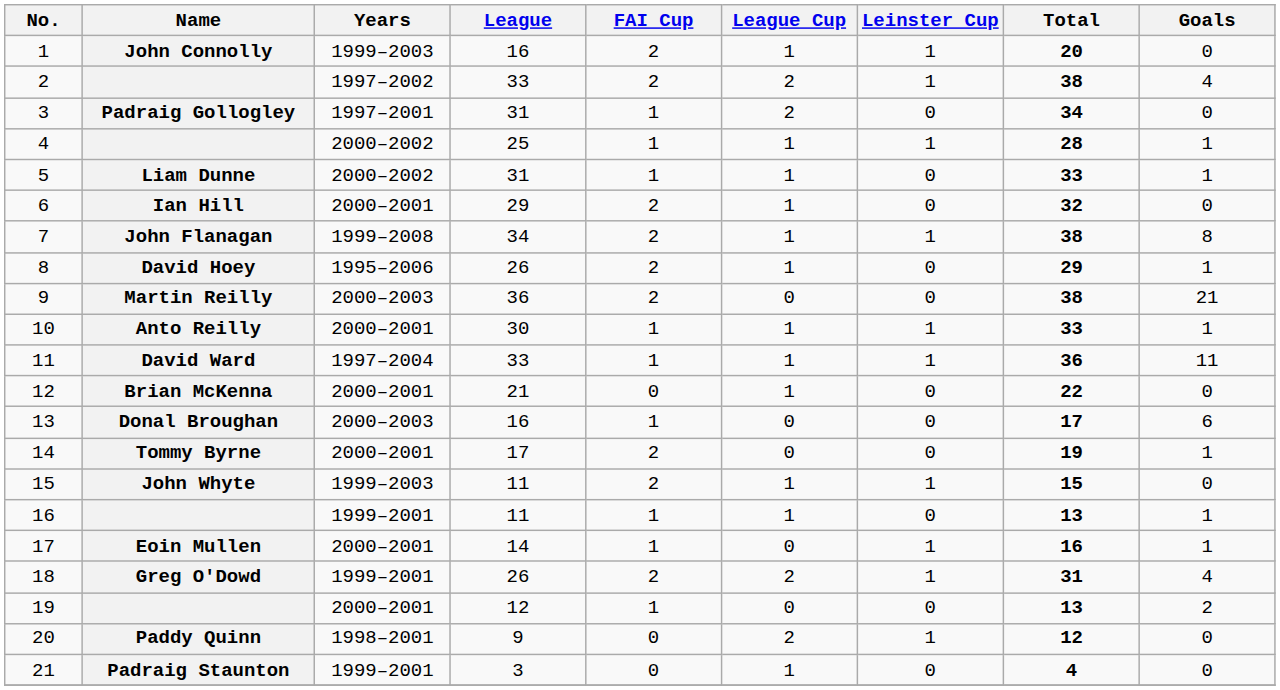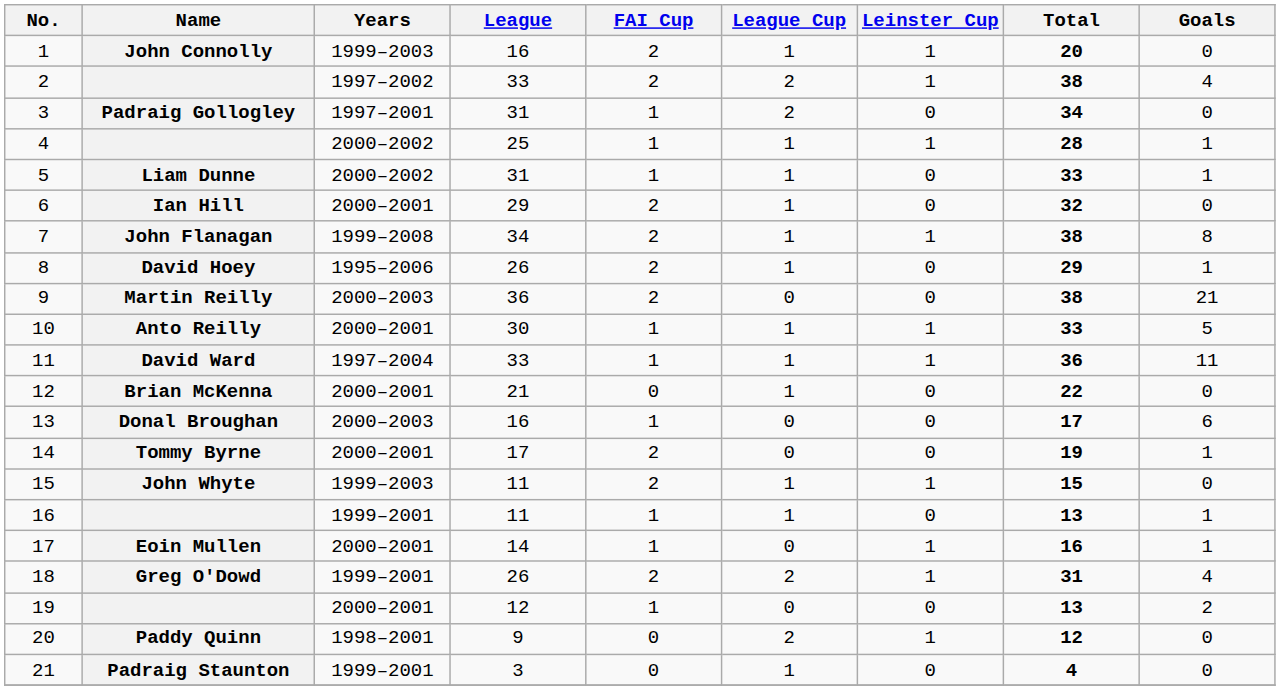(1207, 330) 1 -> (1207, 330) 5
